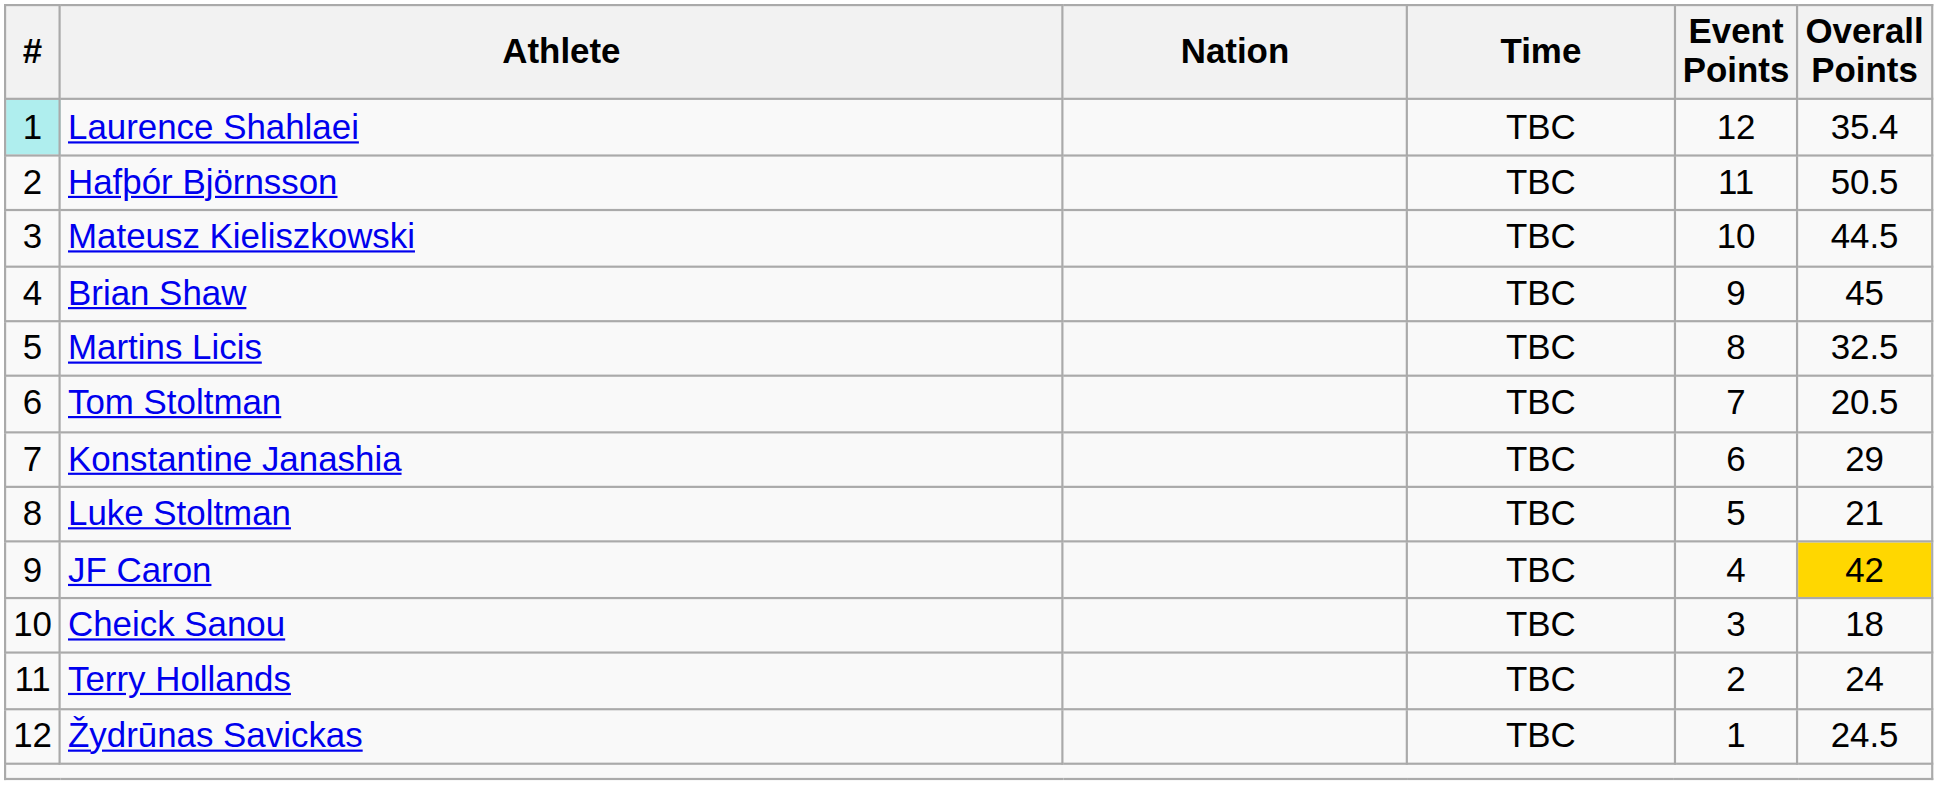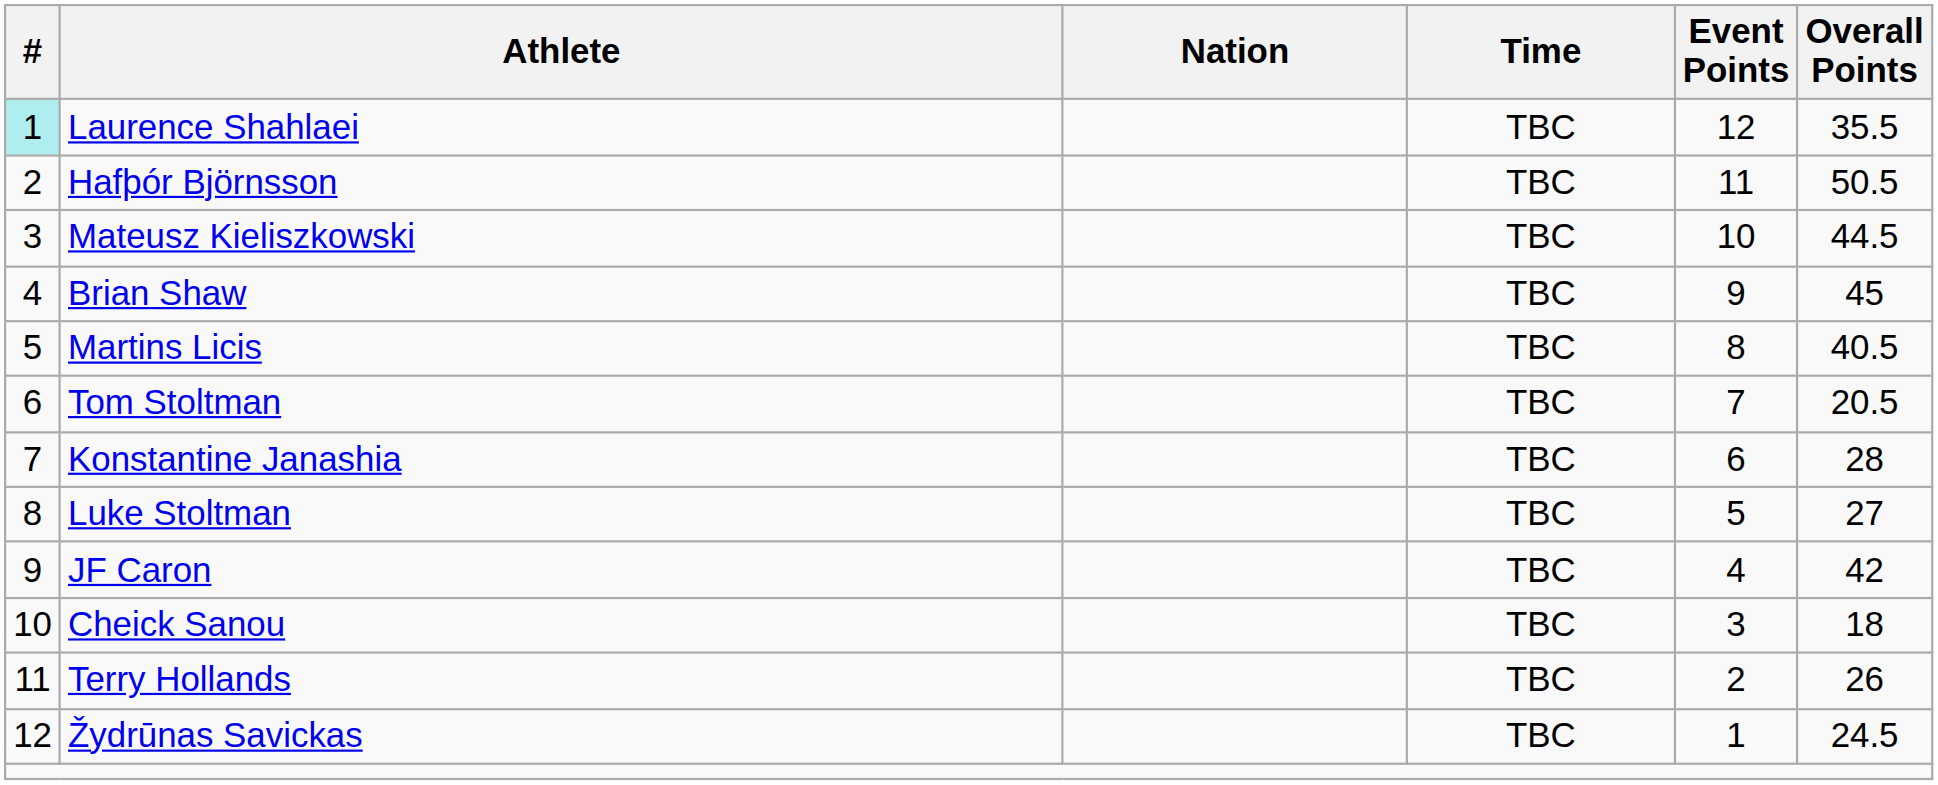(1865, 126) 35.4 -> (1865, 126) 35.5
(1865, 347) 32.5 -> (1865, 347) 40.5
(1865, 458) 29 -> (1865, 458) 28
(1865, 513) 21 -> (1865, 513) 27
(1865, 569) gold background -> (1865, 569) no background
(1865, 679) 24 -> (1865, 679) 26
